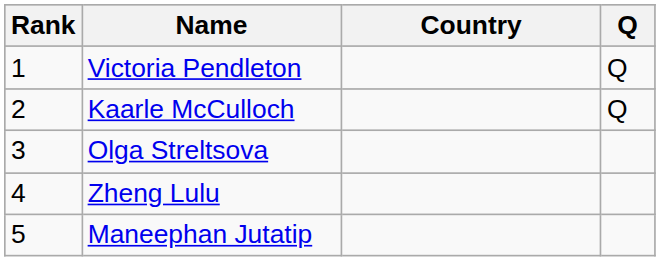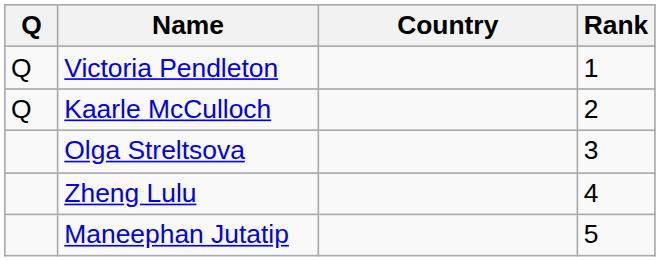columns swapped: (43, 25) <-> (628, 25)
